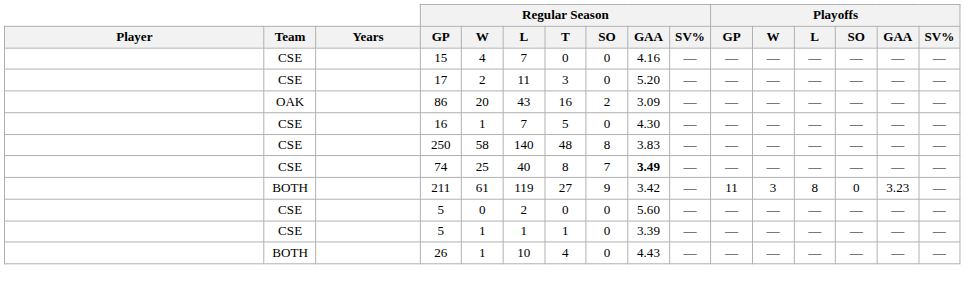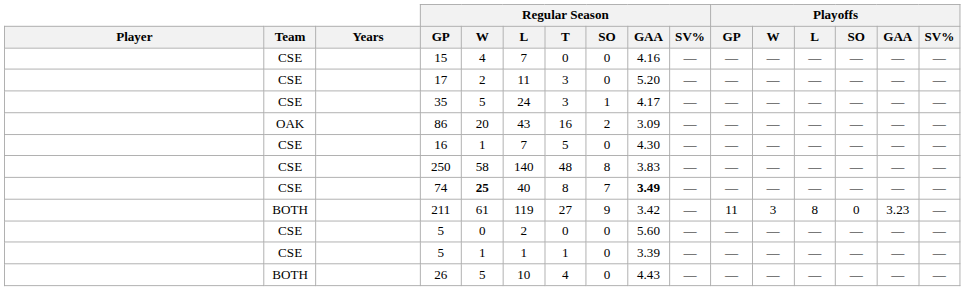+ row: (290, 102)
(482, 166) normal -> (482, 188) bold
(482, 253) 1 -> (482, 275) 5
